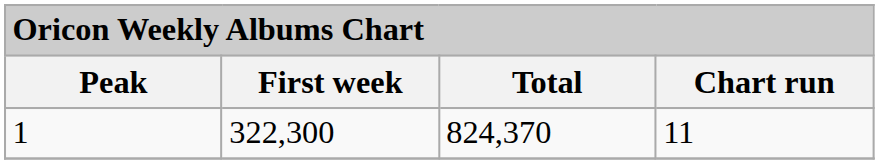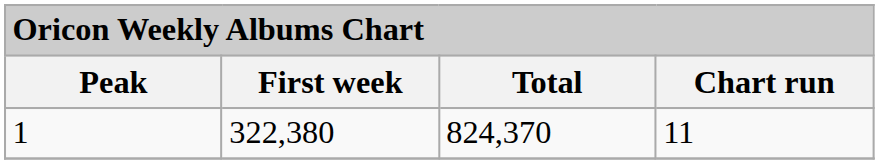(282, 132) 322,300 -> (282, 132) 322,380
